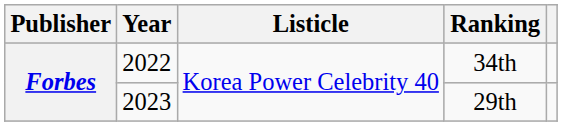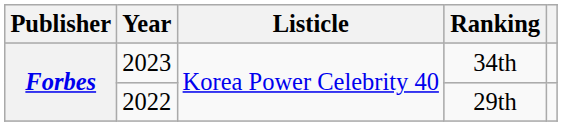(147, 62) 2022 -> (147, 62) 2023
(147, 101) 2023 -> (147, 101) 2022
